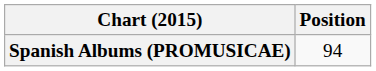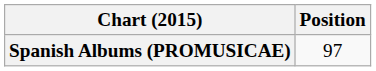(333, 50) 94 -> (333, 50) 97
